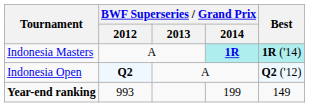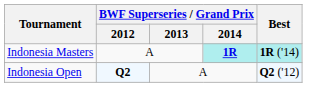- row: (51, 92)
